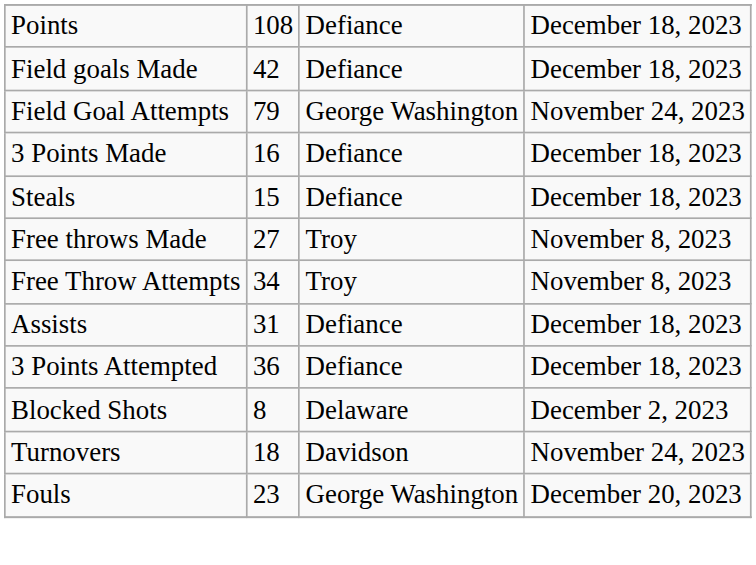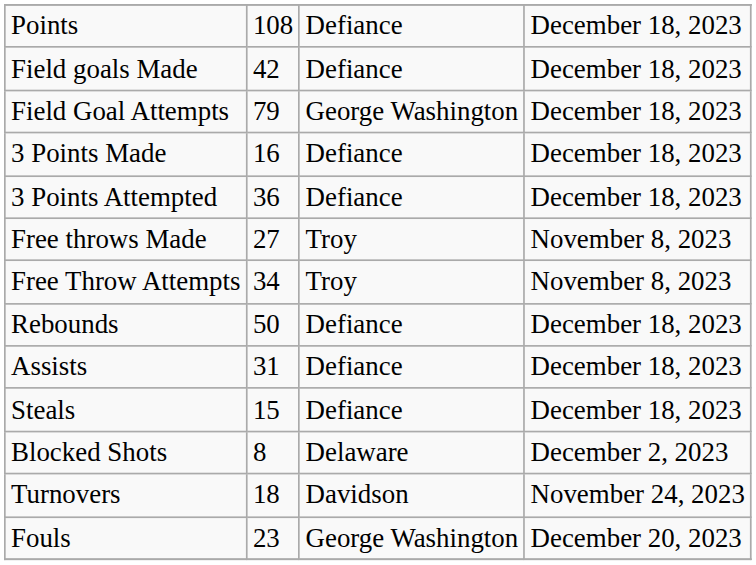(638, 111) November 24, 2023 -> (636, 111) December 18, 2023
rows swapped: (114, 366) <-> (43, 196)
+ row: (65, 324)
